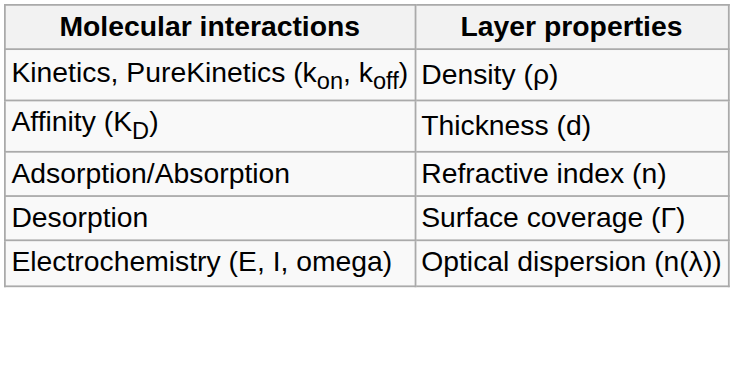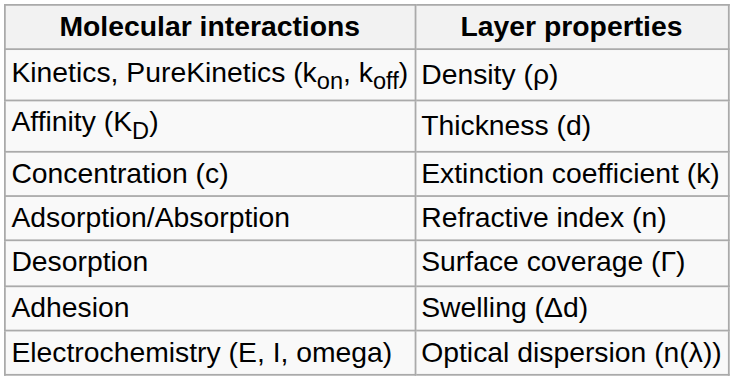+ row: (120, 172)
+ row: (70, 307)
